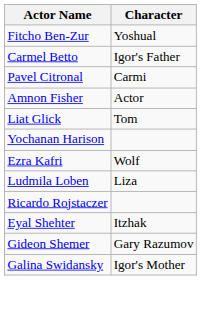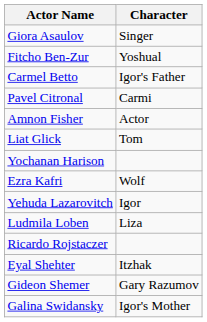+ row: (46, 35)
+ row: (60, 202)
